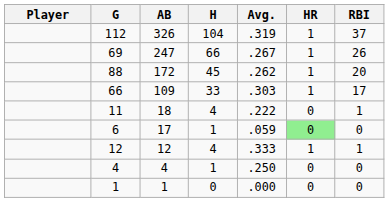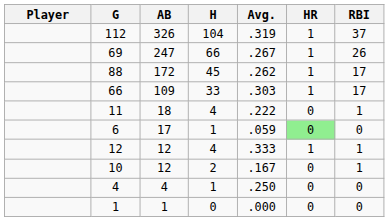(359, 72) 20 -> (359, 72) 17
+ row: (115, 168)
